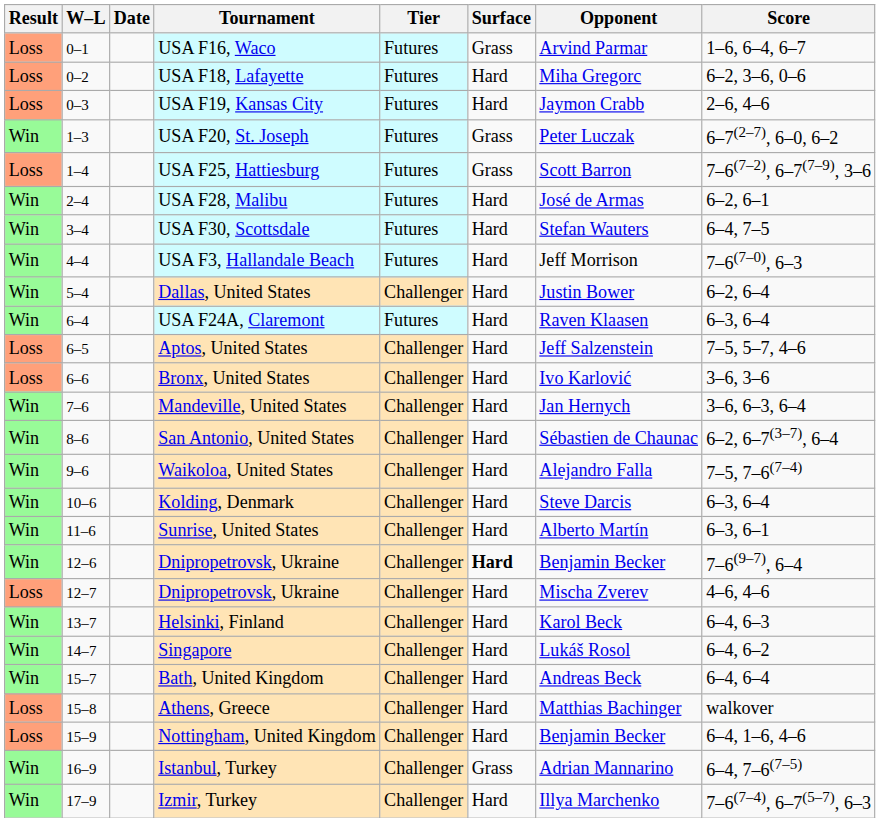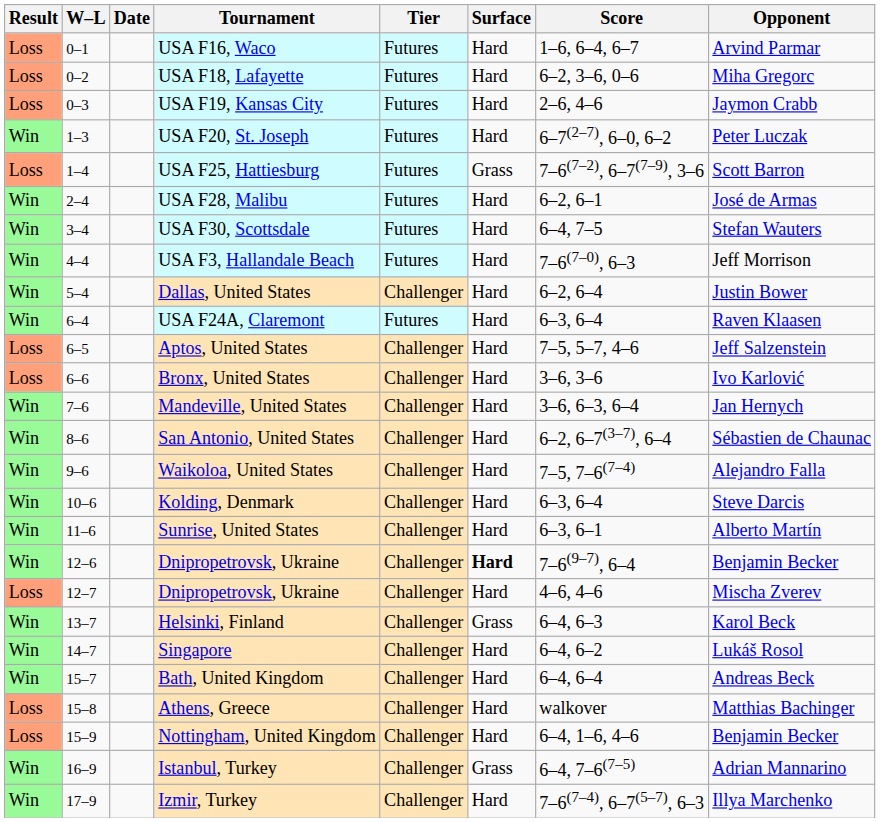columns swapped: (619, 18) <-> (789, 18)
(492, 47) Grass -> (490, 47) Hard
(492, 135) Grass -> (490, 135) Hard
(490, 621) Hard -> (492, 621) Grass
